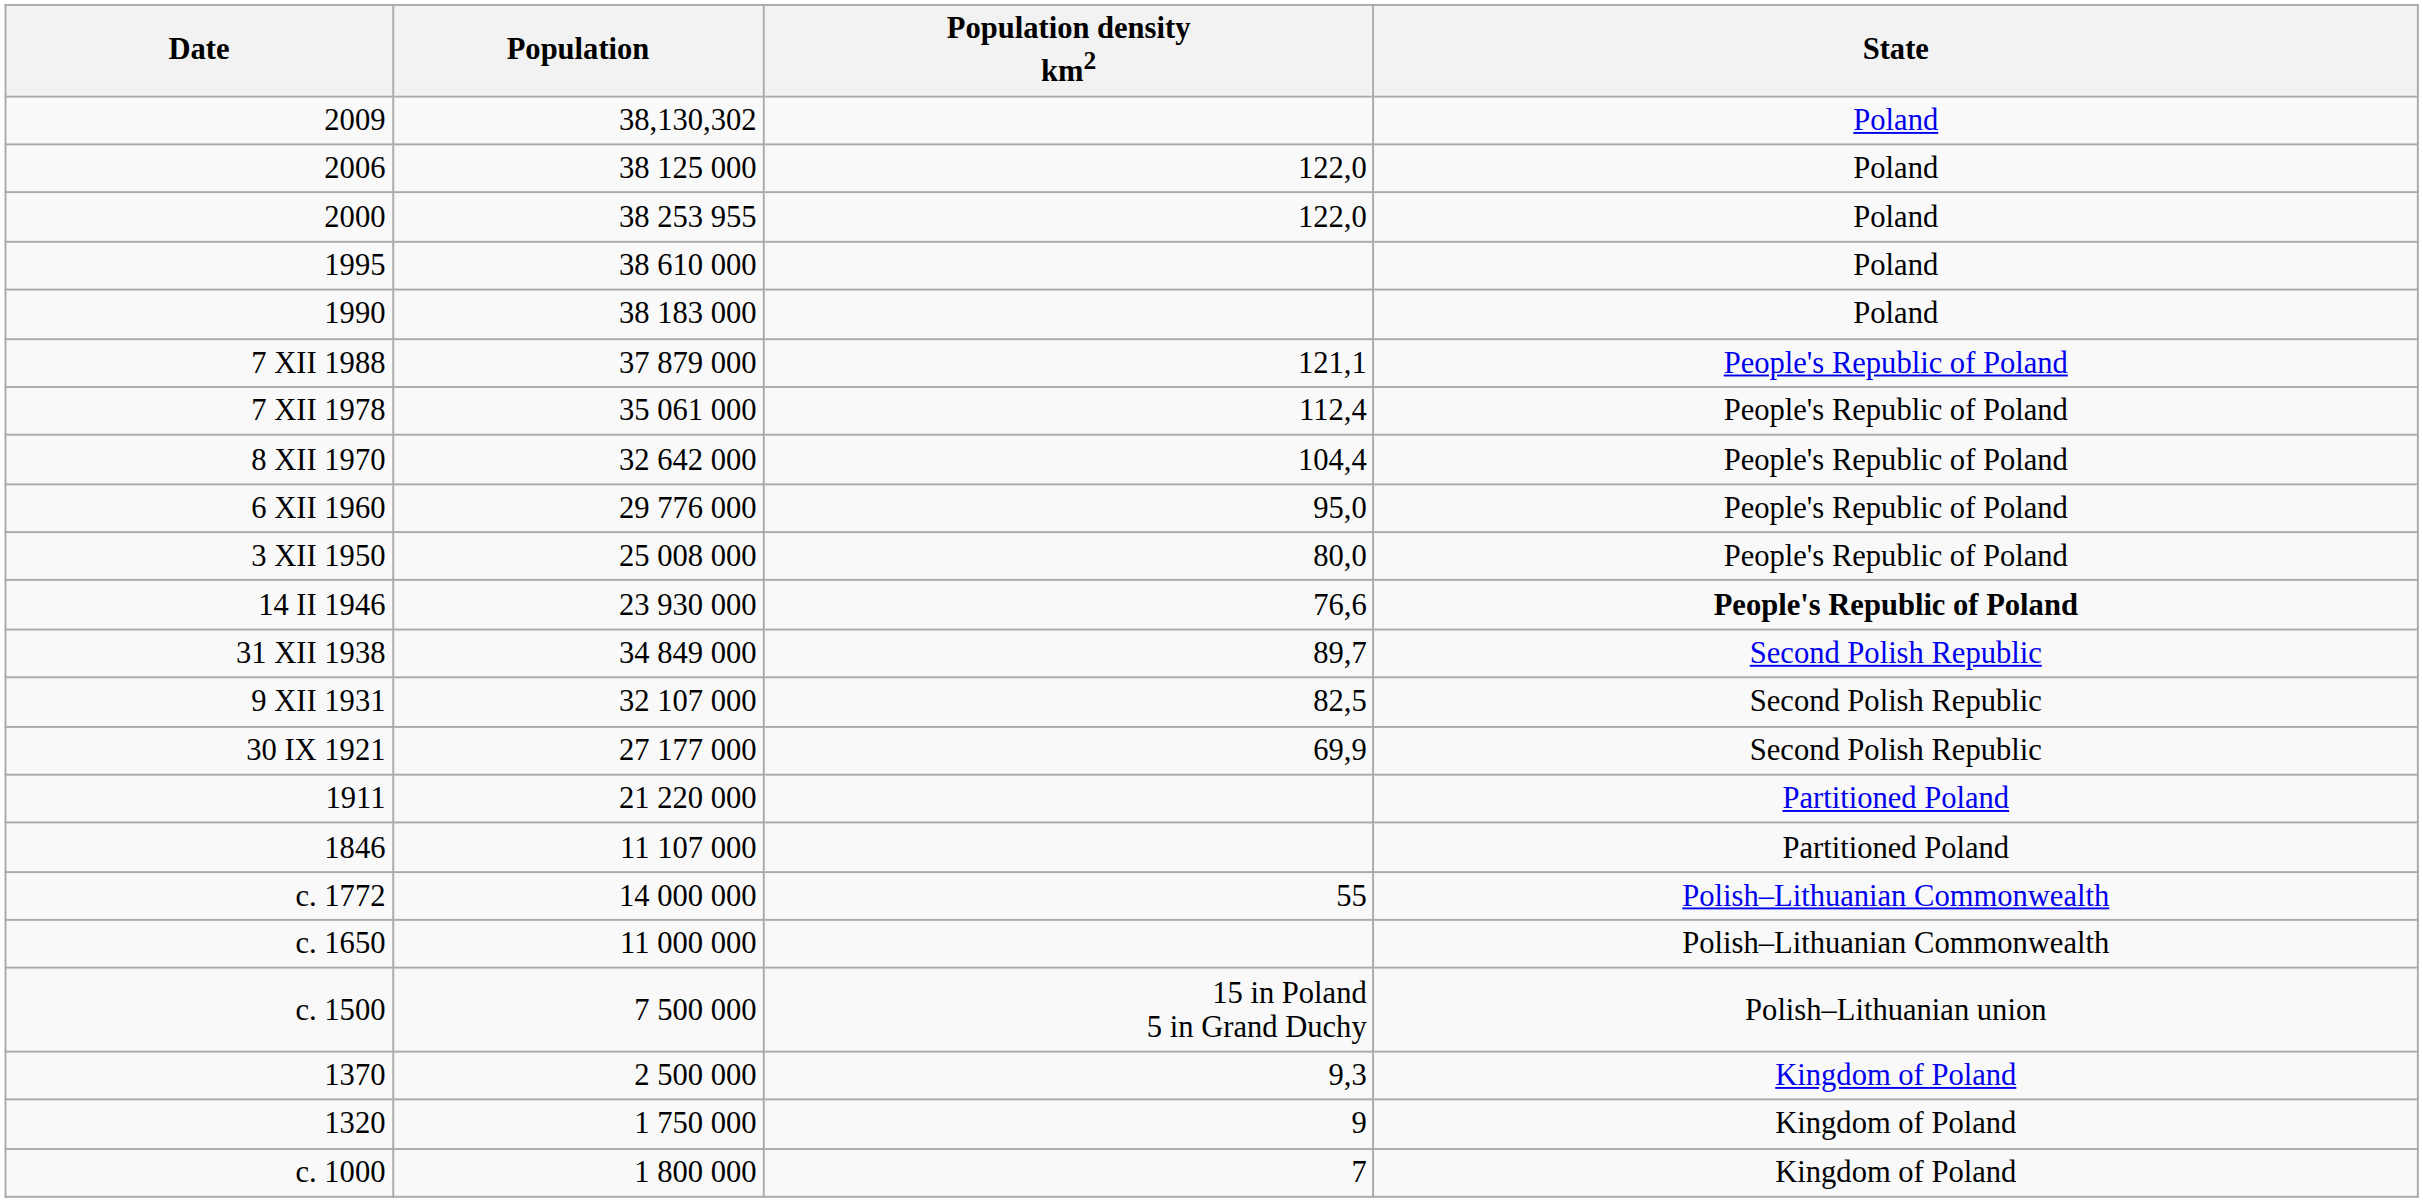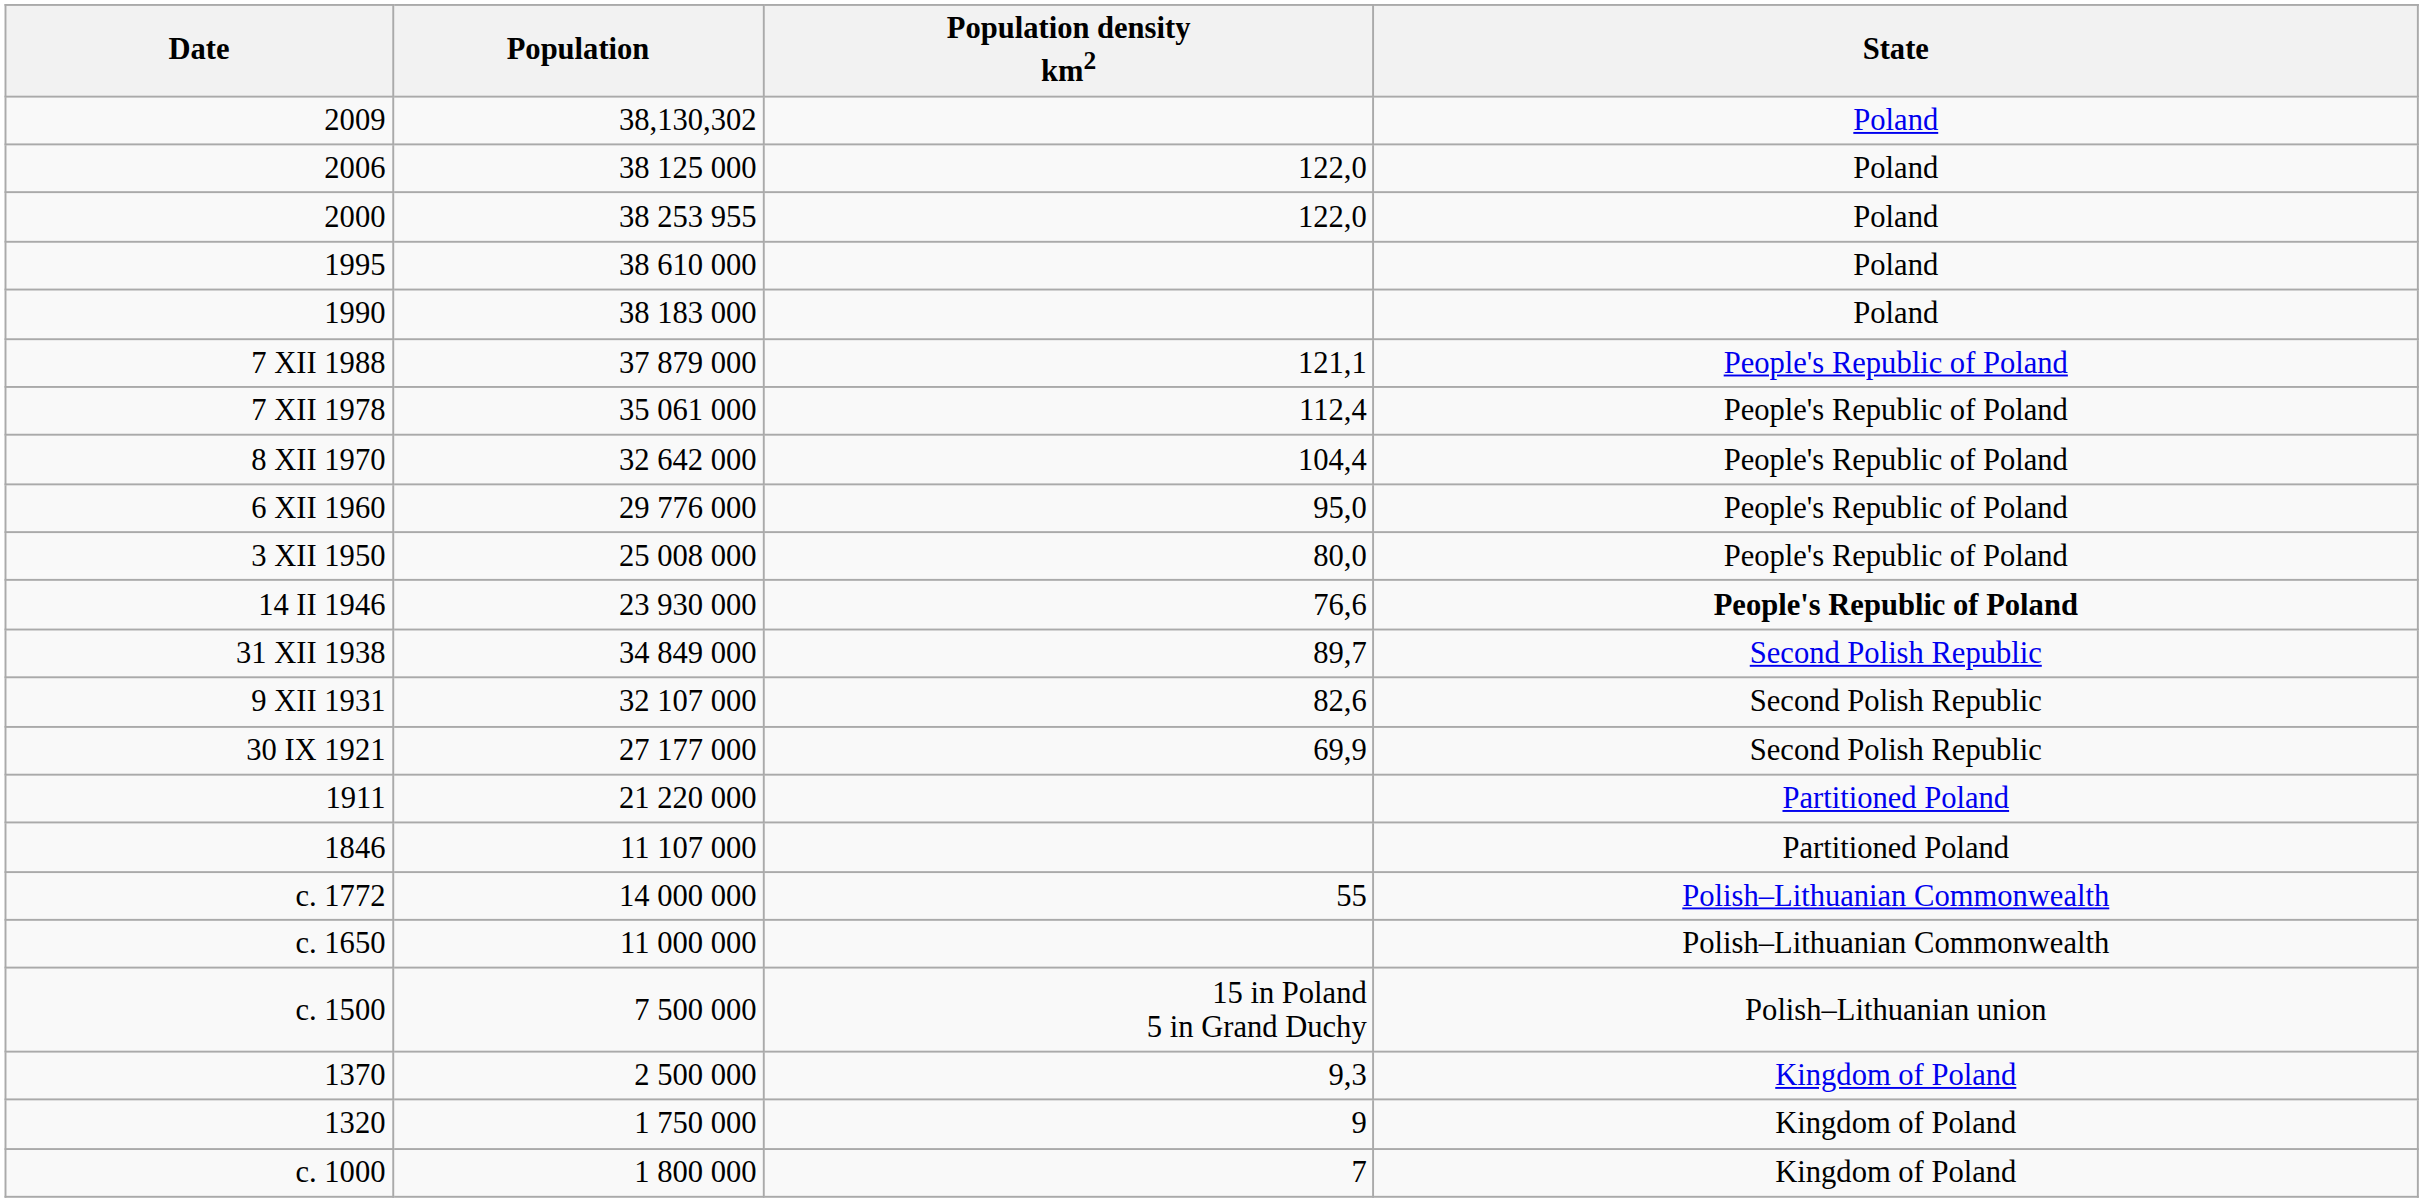(1340, 701) 82,5 -> (1340, 701) 82,6
